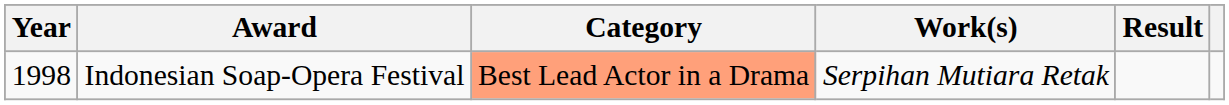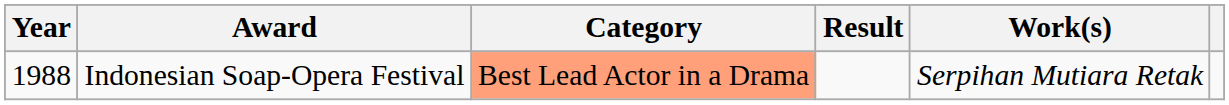columns swapped: (966, 27) <-> (1163, 27)
(41, 74) 1998 -> (41, 74) 1988
